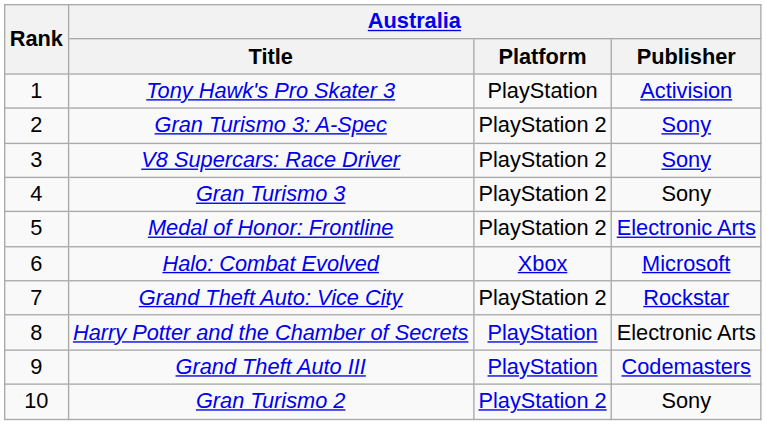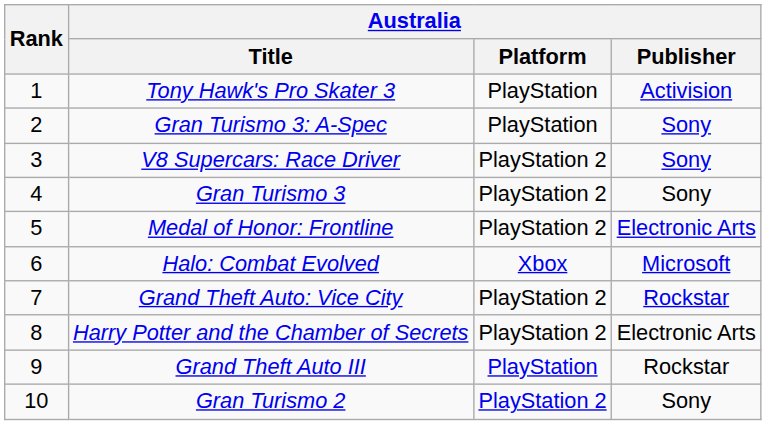(543, 125) PlayStation 2 -> (543, 125) PlayStation
(543, 332) PlayStation -> (543, 332) PlayStation 2
(686, 366) Codemasters -> (686, 366) Rockstar
